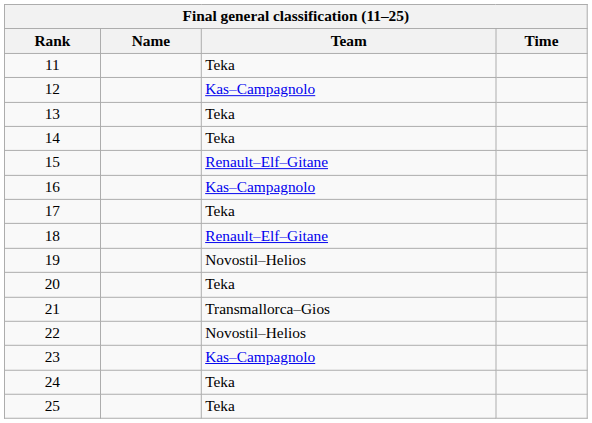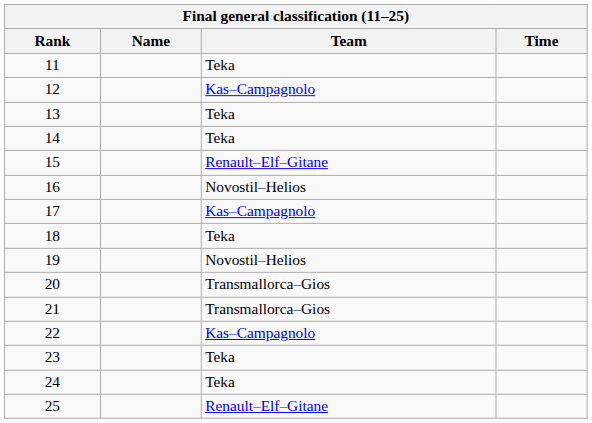(260, 187) Kas–Campagnolo -> (256, 187) Novostil–Helios
(220, 211) Teka -> (260, 211) Kas–Campagnolo
(267, 235) Renault–Elf–Gitane -> (220, 235) Teka
(220, 284) Teka -> (268, 284) Transmallorca–Gios
(256, 333) Novostil–Helios -> (260, 333) Kas–Campagnolo
(260, 357) Kas–Campagnolo -> (220, 357) Teka
(220, 406) Teka -> (267, 406) Renault–Elf–Gitane
